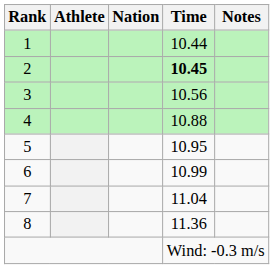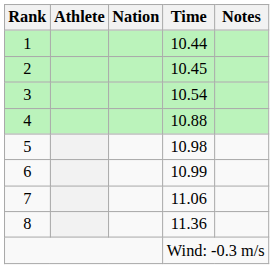(189, 69) bold -> (189, 69) normal
(189, 95) 10.56 -> (189, 95) 10.54
(189, 146) 10.95 -> (189, 146) 10.98
(189, 198) 11.04 -> (189, 198) 11.06
